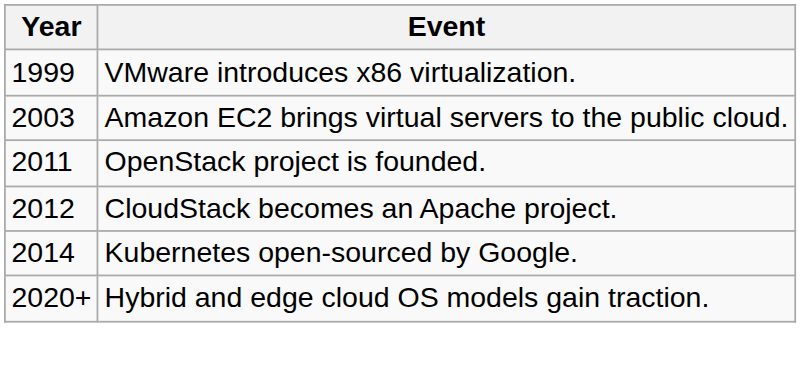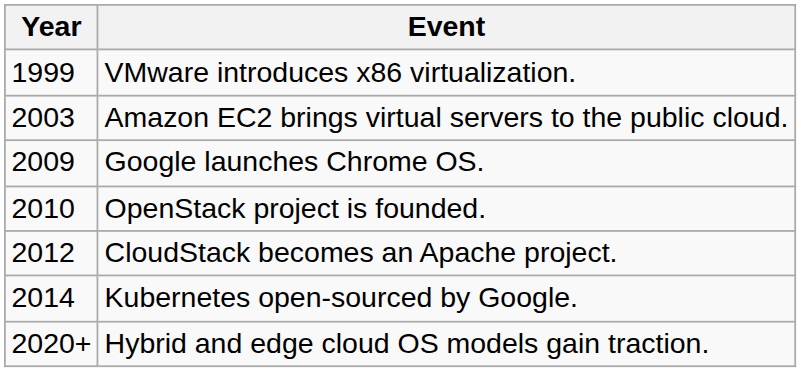+ row: (295, 162)
(42, 162) 2011 -> (43, 207) 2010
